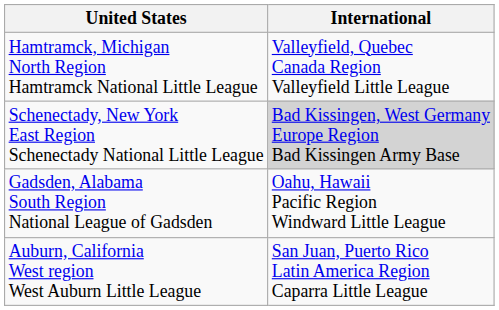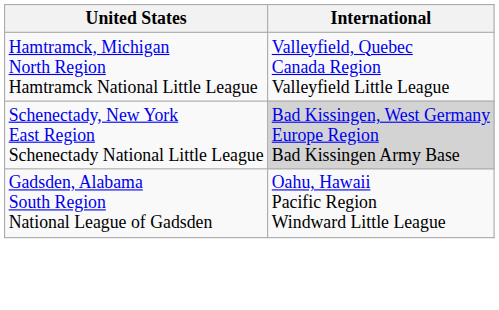- row: (105, 271)
